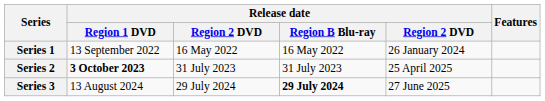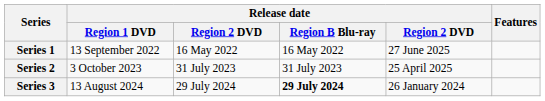(426, 50) 26 January 2024 -> (419, 50) 27 June 2025
(107, 68) bold -> (106, 68) normal
(419, 86) 27 June 2025 -> (426, 86) 26 January 2024
